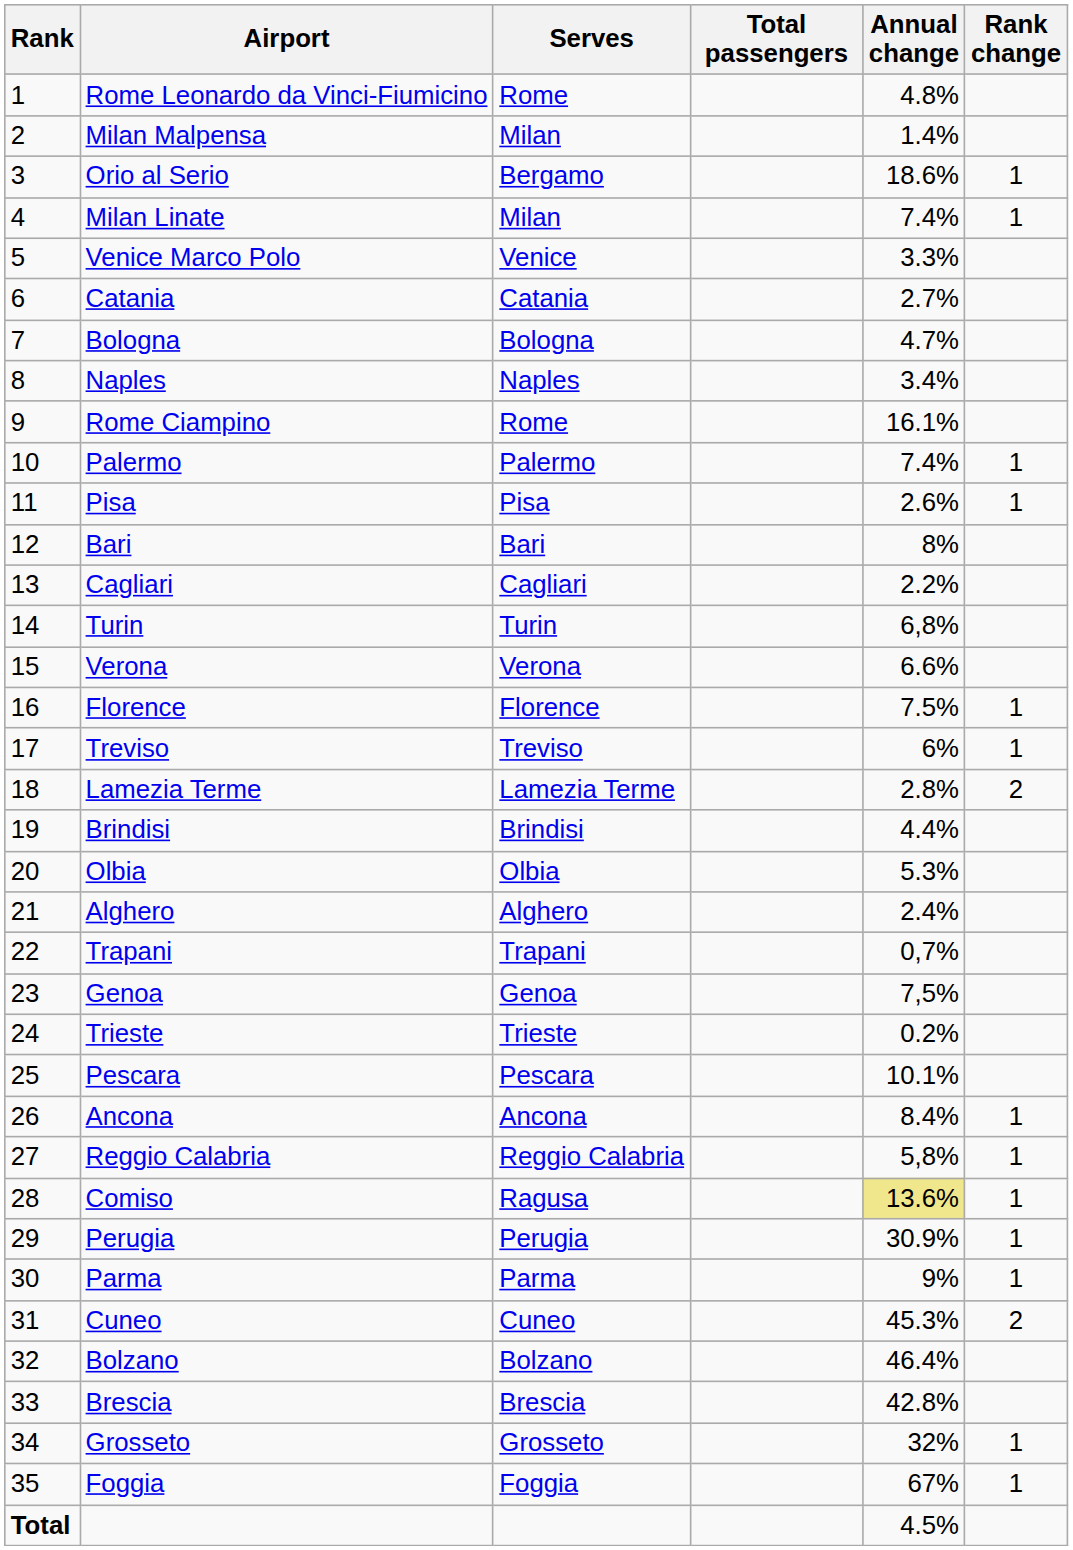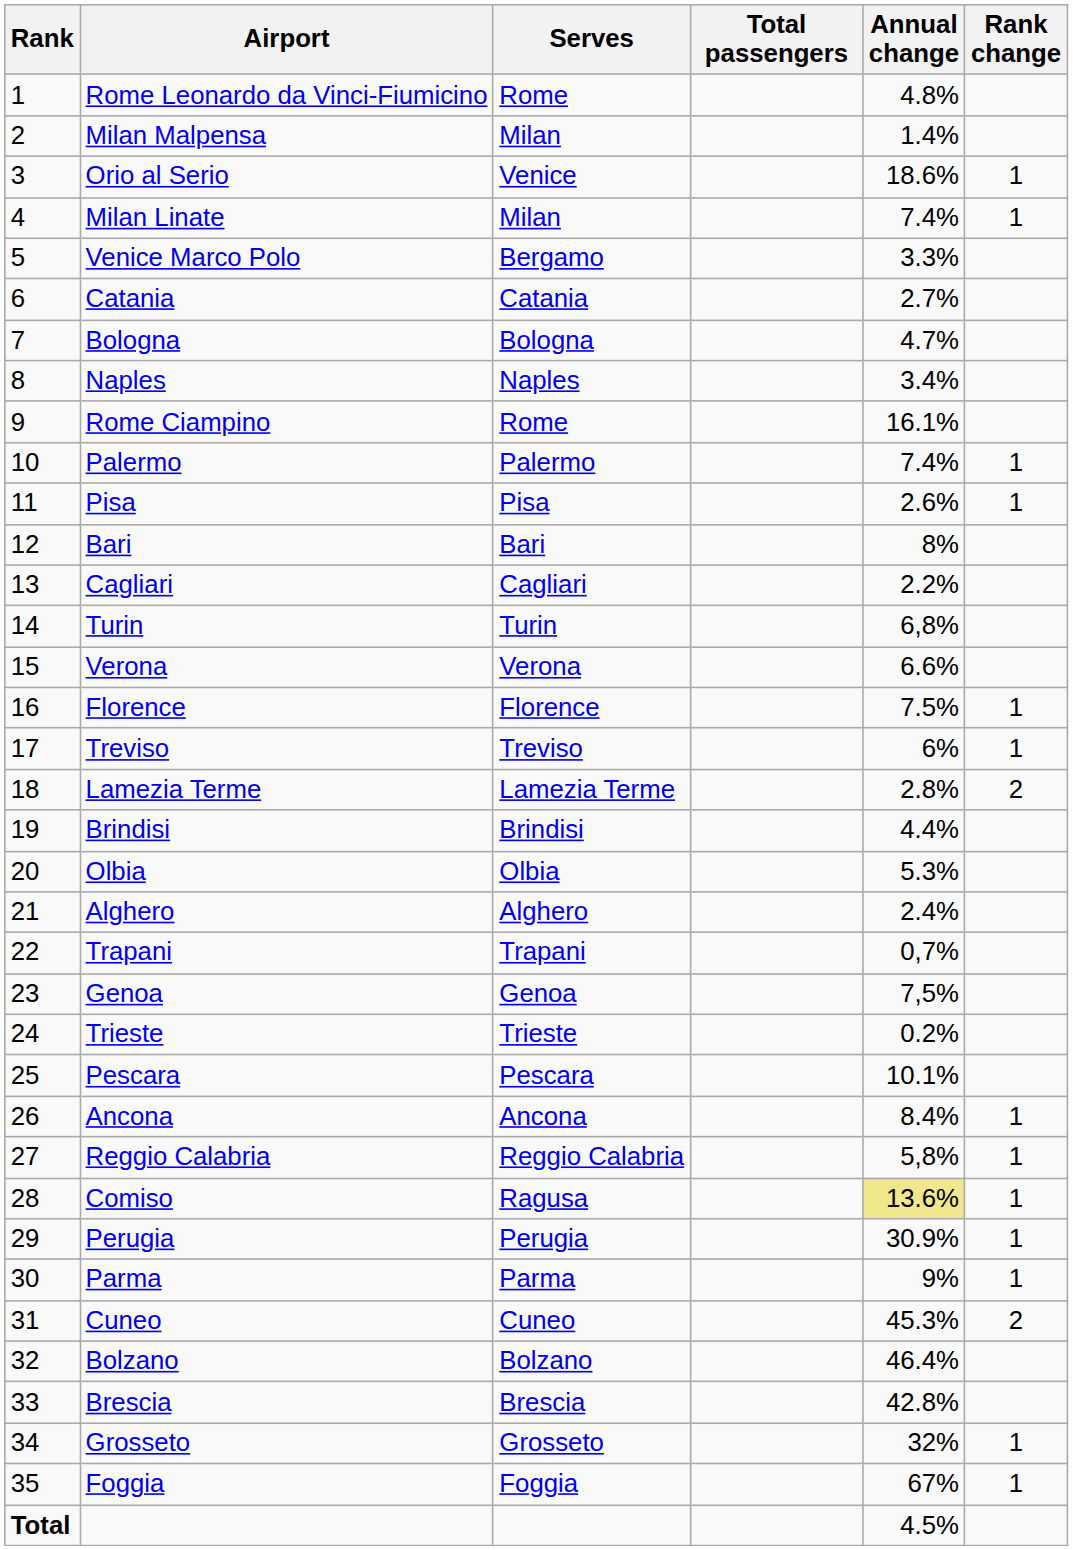(552, 176) Bergamo -> (538, 176) Venice
(538, 258) Venice -> (552, 258) Bergamo
